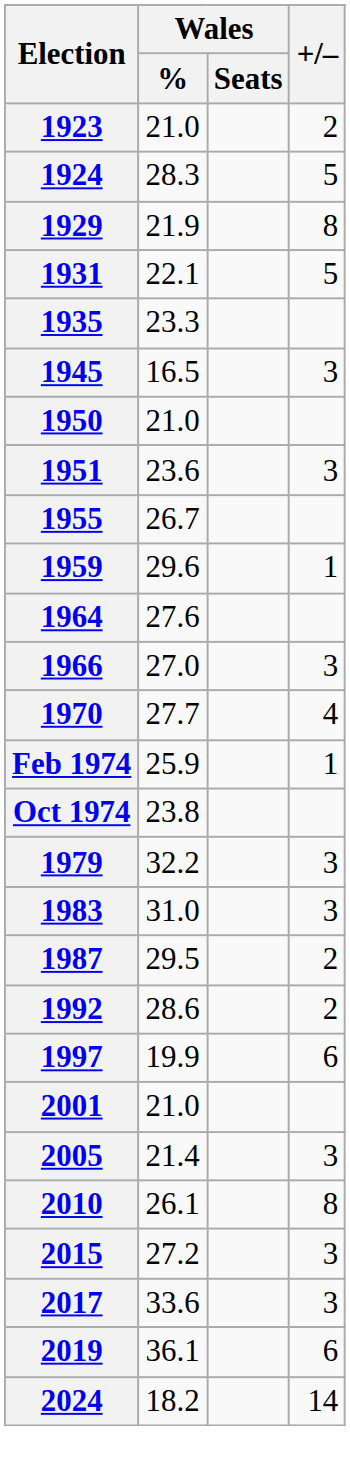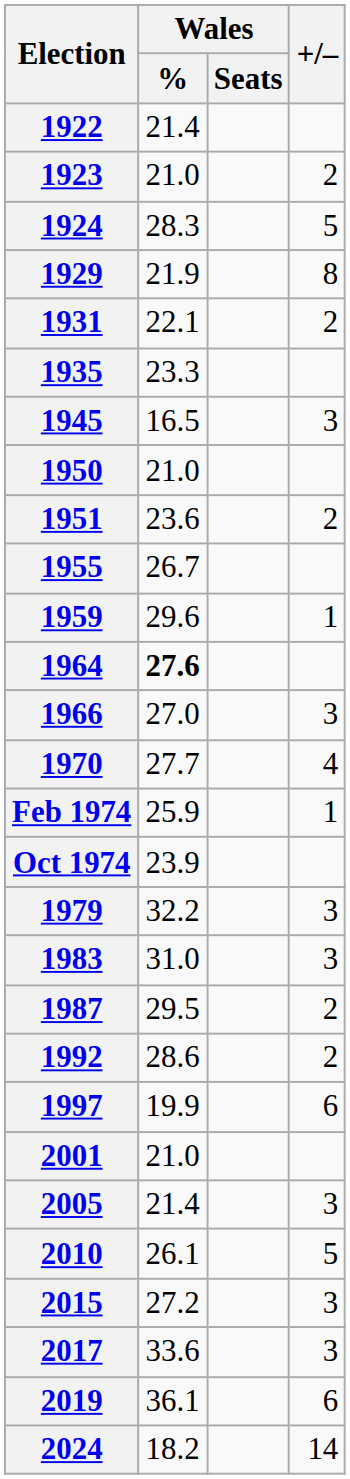+ row: (72, 126)
(331, 273) 5 -> (331, 322) 2
(331, 469) 3 -> (331, 518) 2
(173, 616) normal -> (173, 665) bold
(173, 812) 23.8 -> (173, 861) 23.9
(331, 1204) 8 -> (331, 1253) 5
